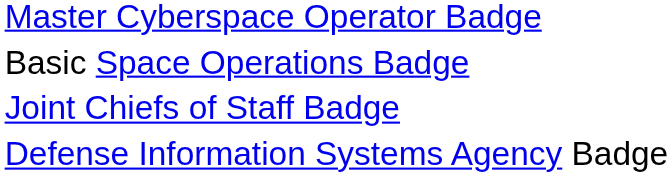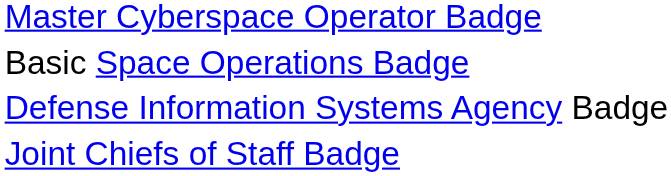rows swapped: (336, 154) <-> (202, 108)
